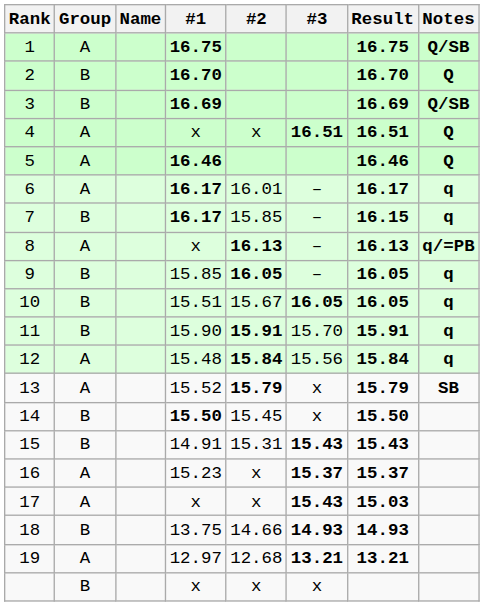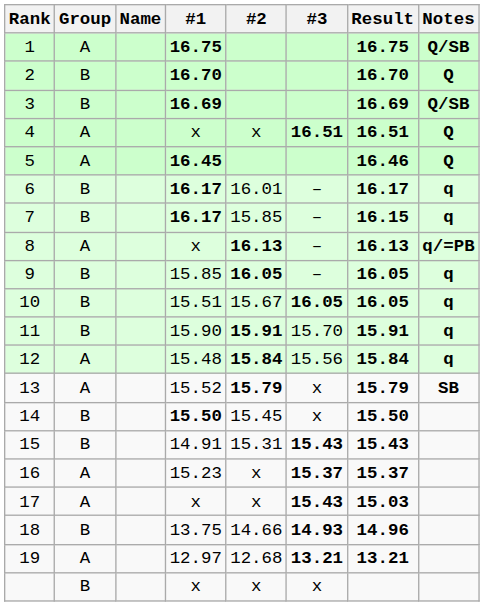(196, 161) 16.46 -> (196, 161) 16.45
(85, 189) A -> (85, 189) B
(383, 530) 14.93 -> (383, 530) 14.96
